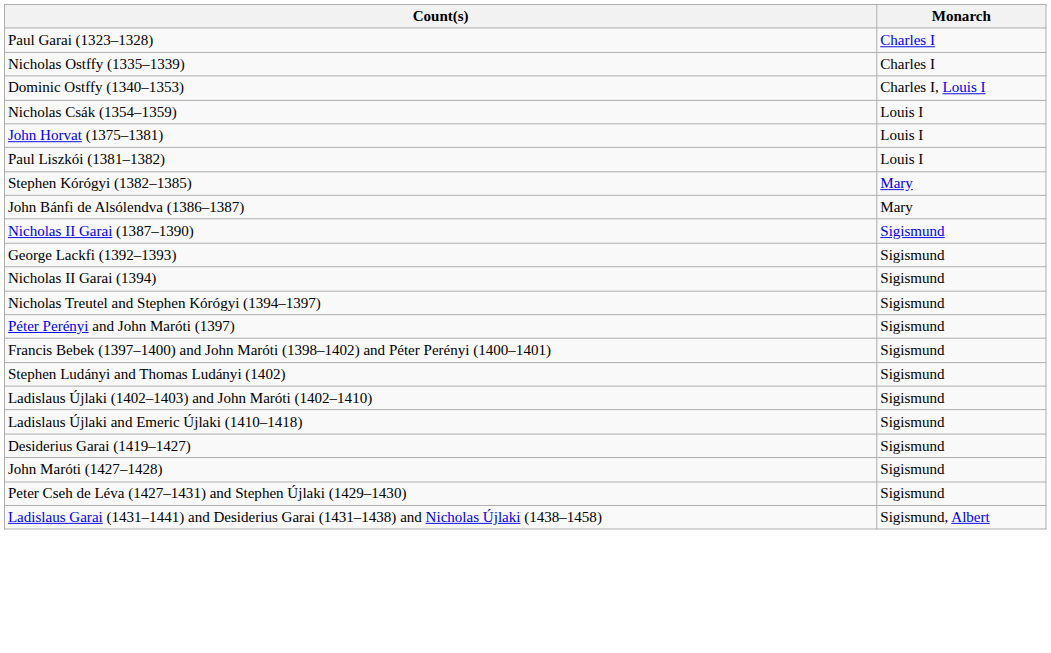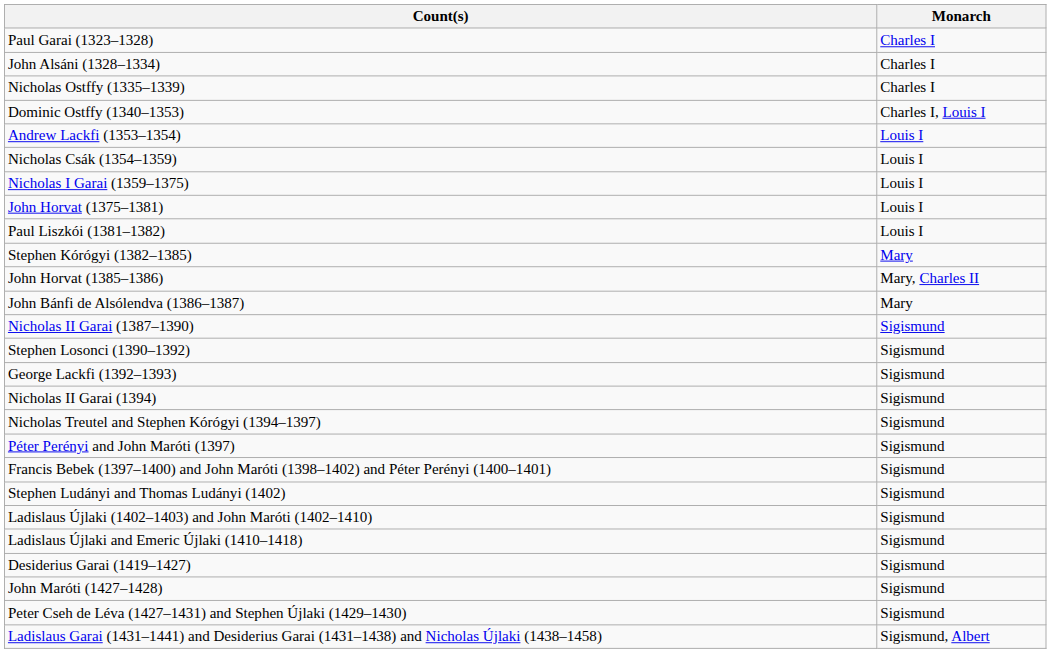+ row: (84, 64)
+ row: (94, 135)
+ row: (98, 183)
+ row: (86, 278)
+ row: (99, 350)
